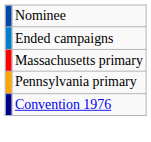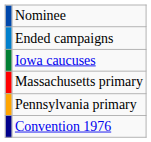+ row: (55, 60)
